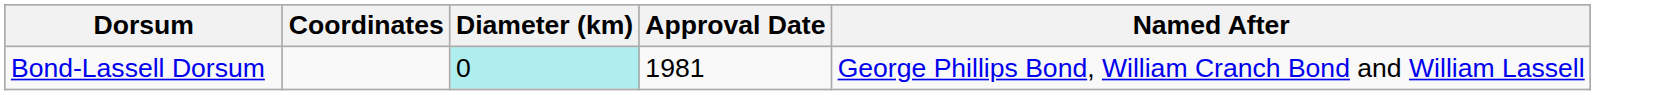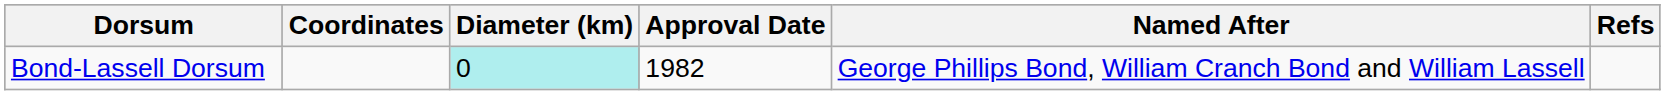+ column: (1626, 25)
(675, 67) 1981 -> (675, 67) 1982
